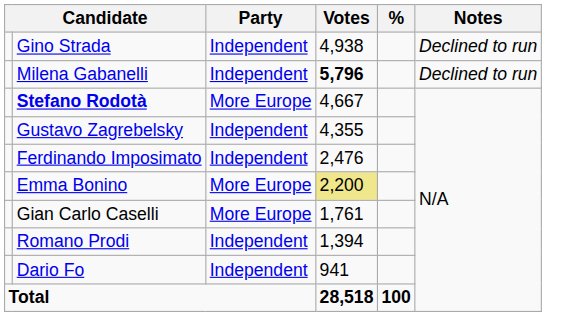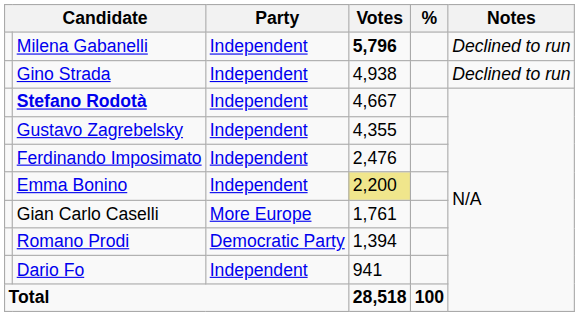rows swapped: (82, 74) <-> (64, 46)
(261, 102) More Europe -> (259, 102) Independent
(261, 185) More Europe -> (259, 185) Independent
(259, 241) Independent -> (277, 241) Democratic Party
